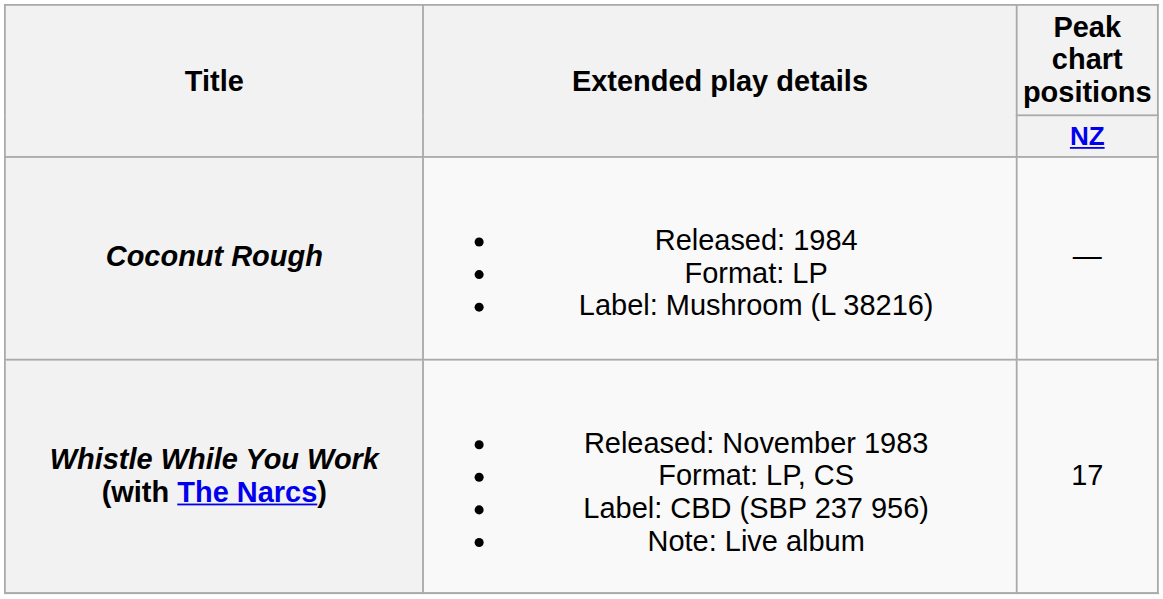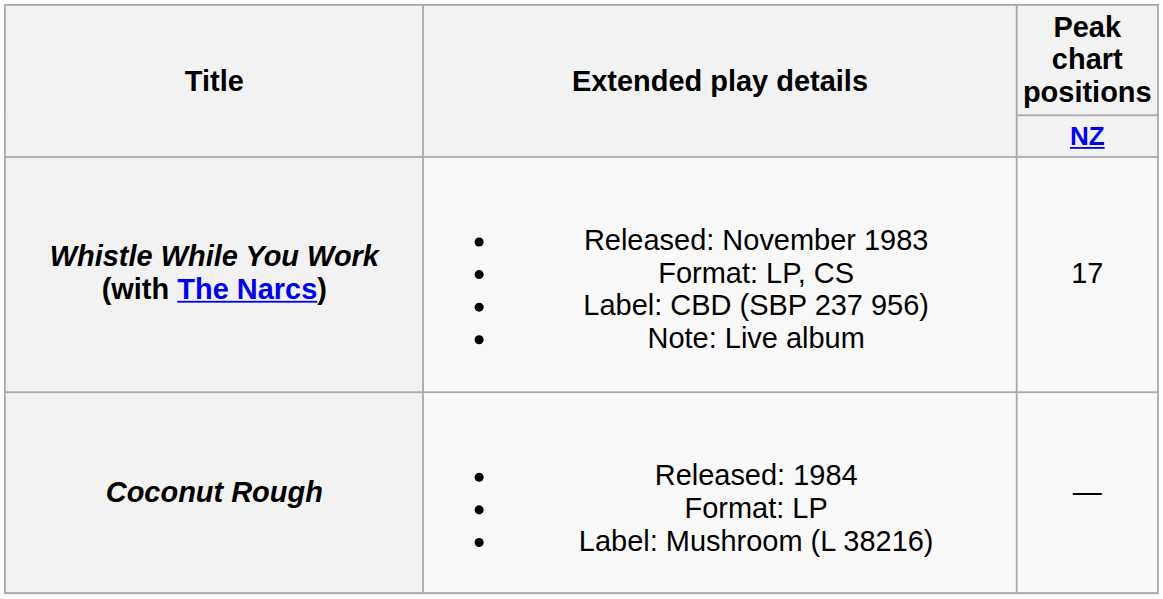rows swapped: (214, 475) <-> (214, 257)
